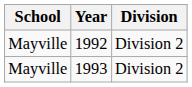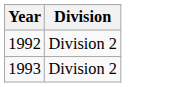- column: (38, 17)
